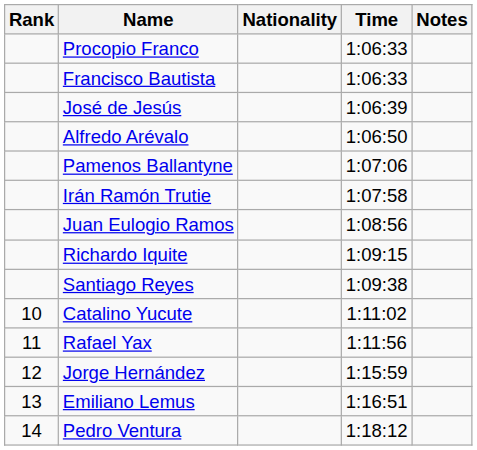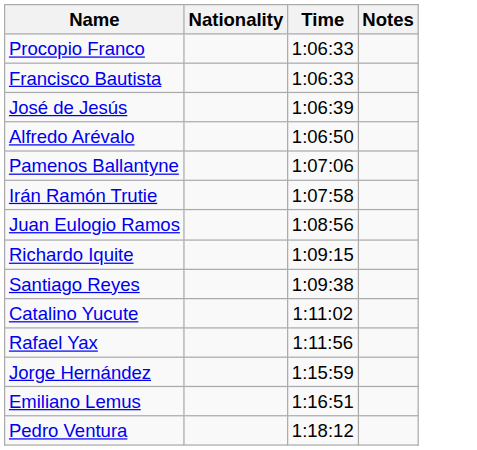- column: (32, 19)
